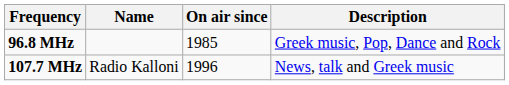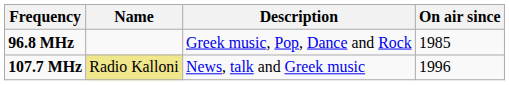columns swapped: (227, 17) <-> (388, 17)
(134, 67) no background -> (134, 67) khaki background
